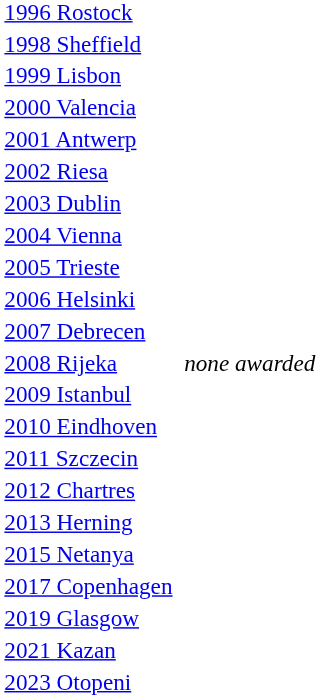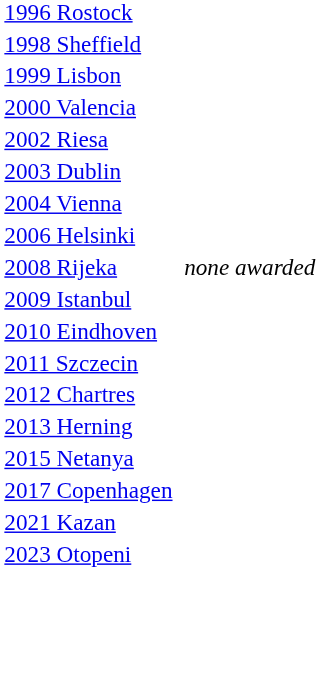- row: (70, 139)
- row: (62, 267)
- row: (75, 331)
- row: (72, 618)
